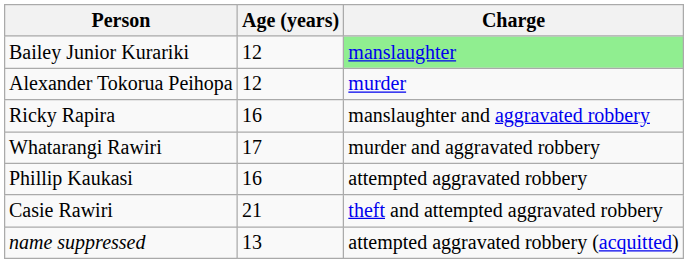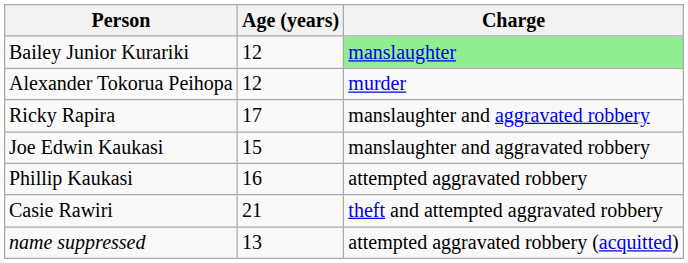(252, 115) 16 -> (252, 115) 17
+ row: (86, 147)
- row: (85, 147)
